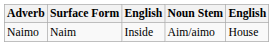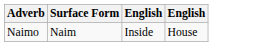- column: (195, 13)
